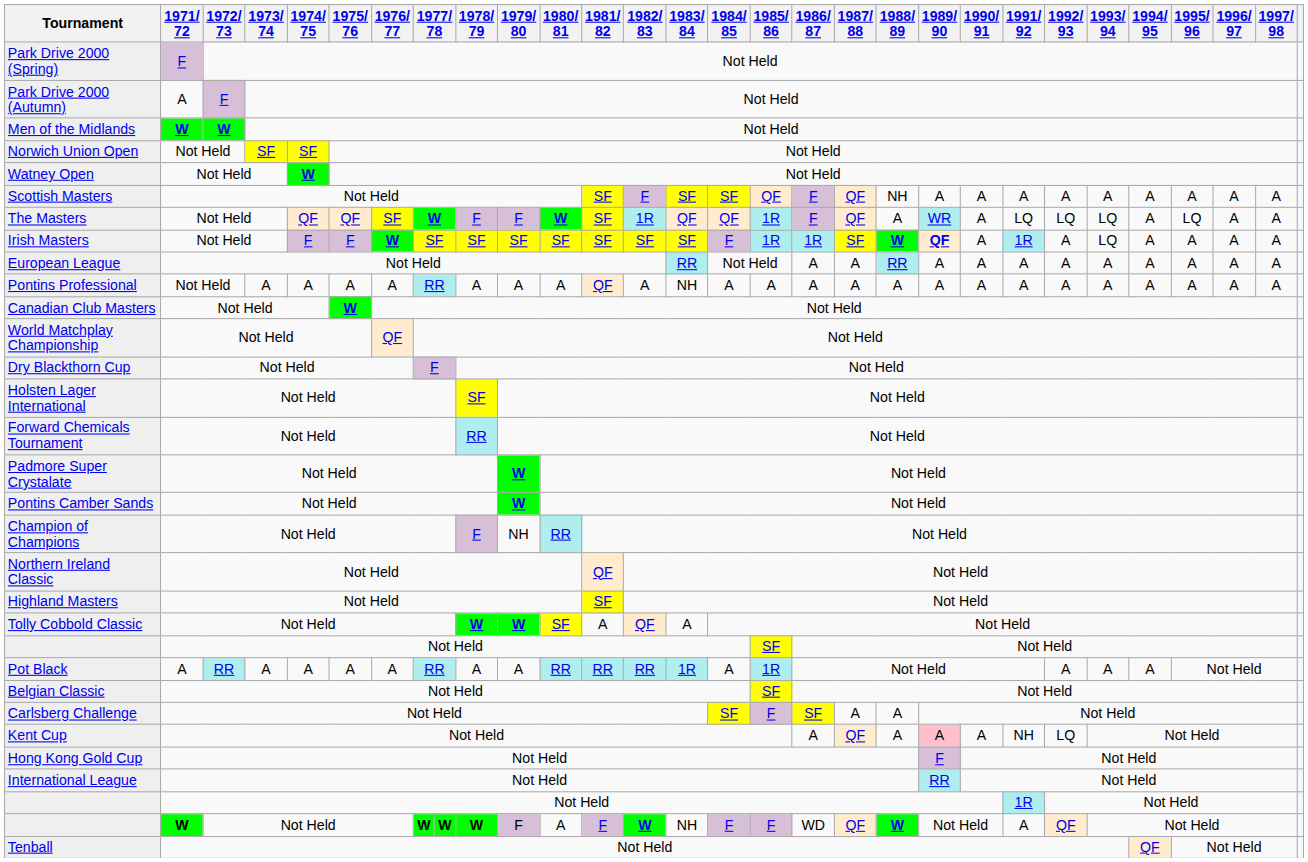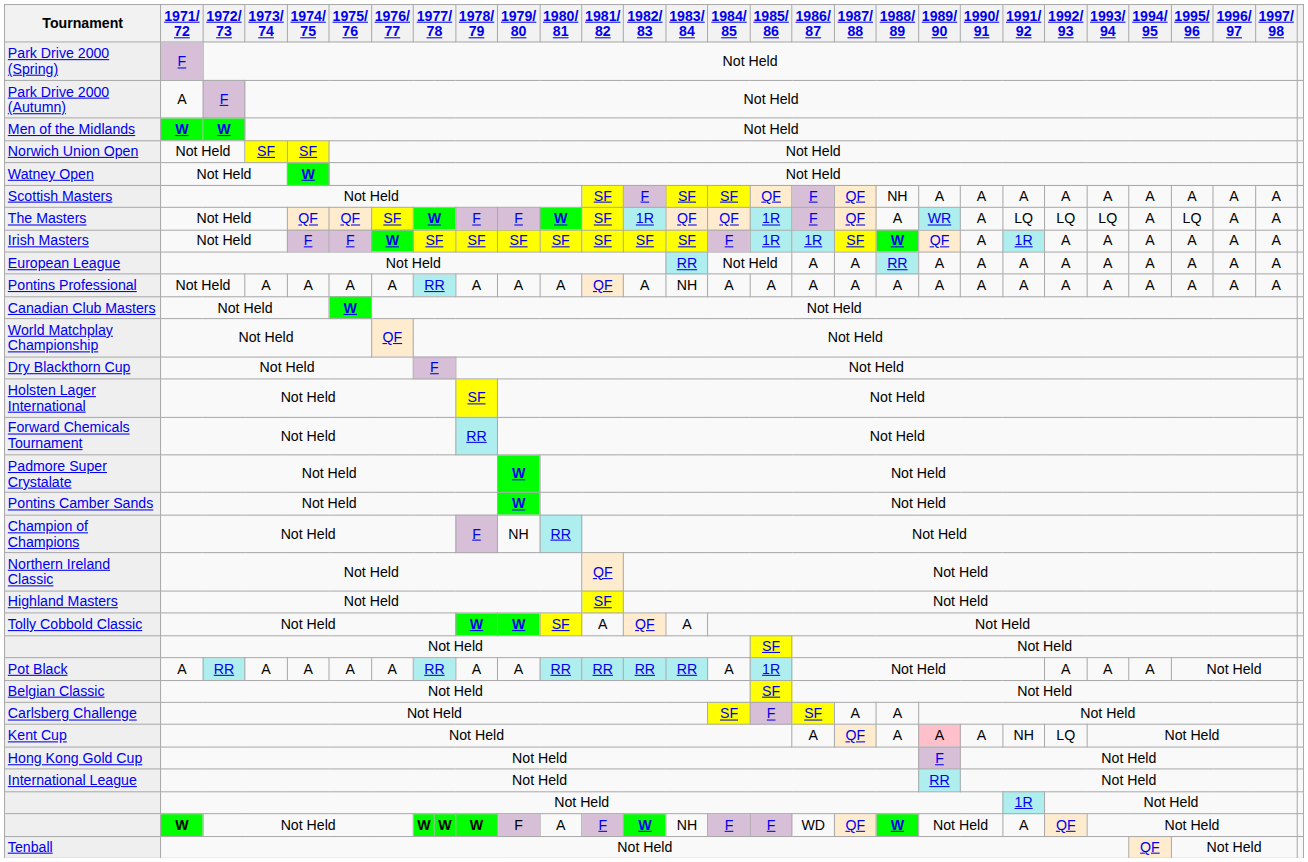(939, 240) bold -> (939, 240) normal
(1108, 240) LQ -> (1108, 240) A
(687, 668) 1R -> (687, 668) RR
